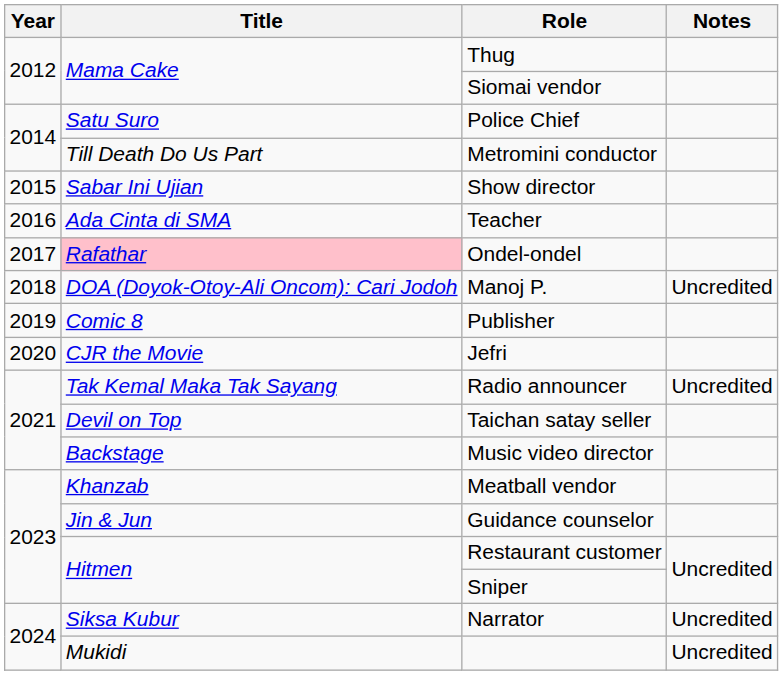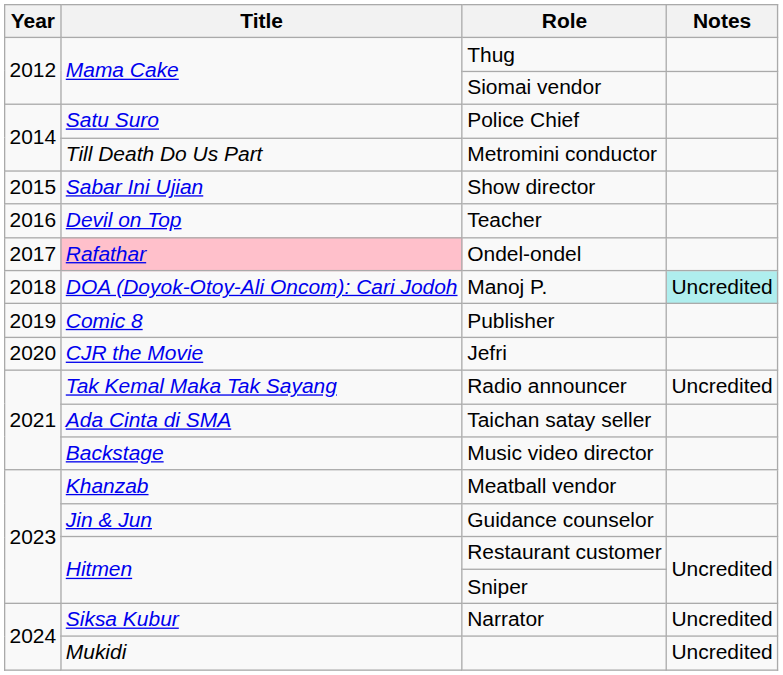(148, 220) Ada Cinta di SMA -> (124, 220) Devil on Top
(722, 287) no background -> (722, 287) paleturquoise background
(124, 420) Devil on Top -> (148, 420) Ada Cinta di SMA
